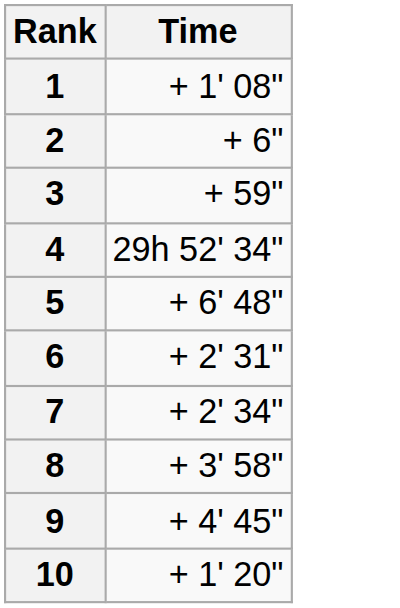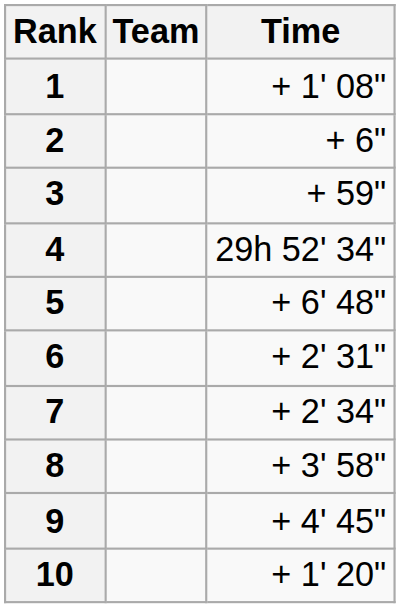+ column: (156, 31)
